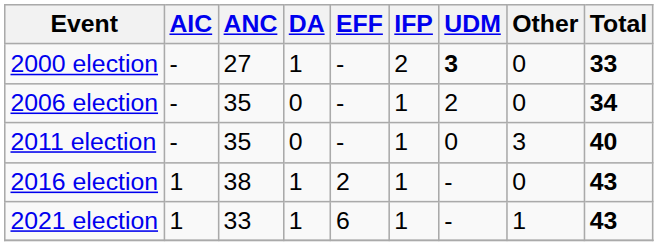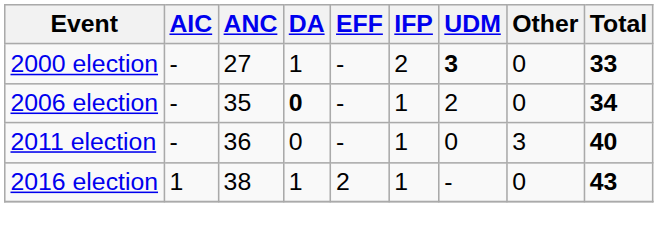(296, 102) normal -> (296, 102) bold
(237, 142) 35 -> (237, 142) 36
- row: (84, 220)
